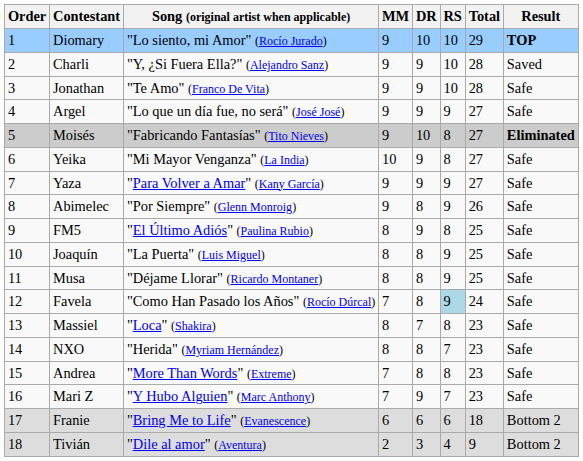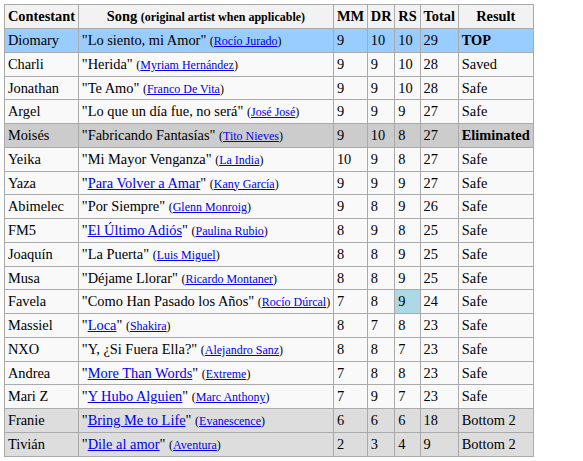- column: (27, 16)
(228, 64) "Y, ¿Si Fuera Ella?" (Alejandro Sanz) -> (160, 64) "Herida" (Myriam Hernández)
(205, 349) "Herida" (Myriam Hernández) -> (182, 349) "Y, ¿Si Fuera Ella?" (Alejandro Sanz)
